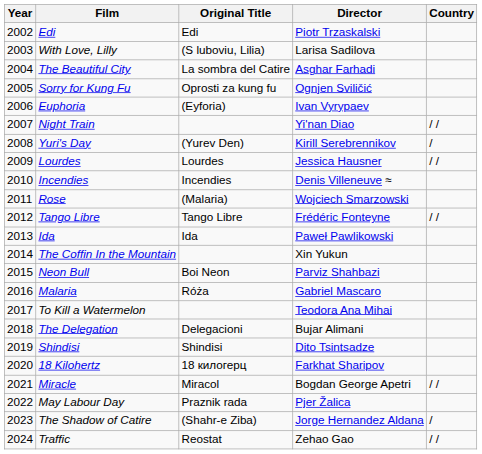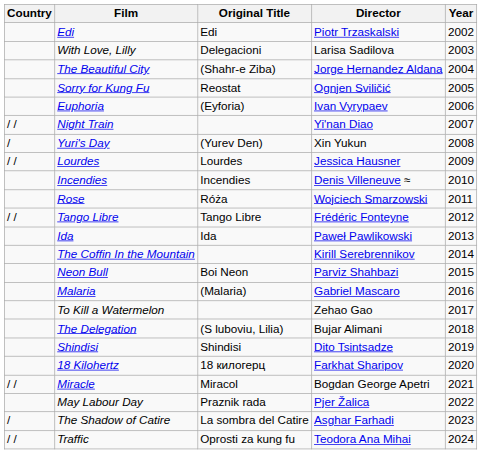columns swapped: (20, 13) <-> (452, 13)
(223, 50) (S luboviu, Lilia) -> (231, 50) Delegacioni
(236, 69) La sombra del Catire -> (238, 69) (Shahr-e Ziba)
(335, 69) Asghar Farhadi -> (378, 69) Jorge Hernandez Aldana
(229, 87) Oprosti za kung fu -> (220, 87) Reostat
(346, 143) Kirill Serebrennikov -> (340, 143) Xin Yukun
(204, 198) (Malaria) -> (214, 198) Róża
(321, 254) Xin Yukun -> (364, 254) Kirill Serebrennikov
(195, 291) Róża -> (223, 291) (Malaria)
(344, 310) Teodora Ana Mihai -> (343, 310) Zehao Gao
(212, 328) Delegacioni -> (242, 328) (S luboviu, Lilia)
(219, 421) (Shahr-e Ziba) -> (254, 421) La sombra del Catire
(360, 421) Jorge Hernandez Aldana -> (354, 421) Asghar Farhadi
(202, 439) Reostat -> (248, 439) Oprosti za kung fu
(324, 439) Zehao Gao -> (362, 439) Teodora Ana Mihai
